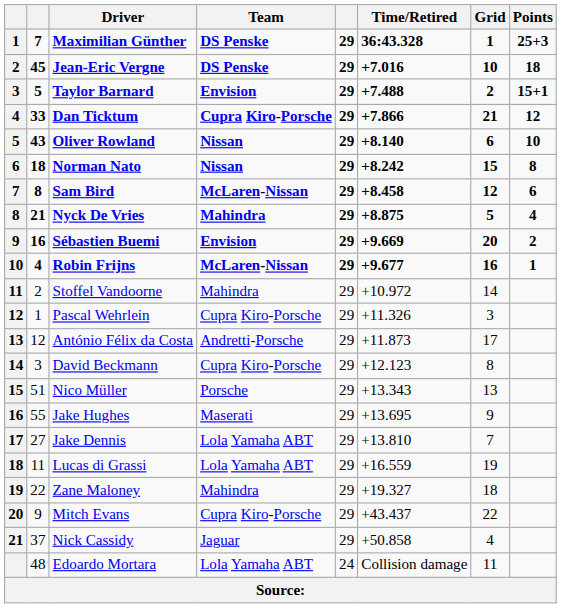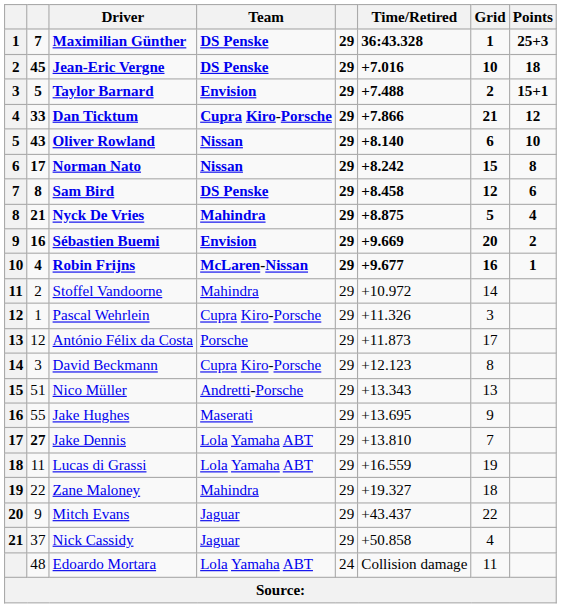(38, 165) 18 -> (38, 165) 17
(254, 190) McLaren-Nissan -> (234, 190) DS Penske
(252, 340) Andretti-Porsche -> (224, 340) Porsche
(224, 390) Porsche -> (252, 390) Andretti-Porsche
(38, 439) normal -> (38, 439) bold
(261, 514) Cupra Kiro-Porsche -> (220, 514) Jaguar
